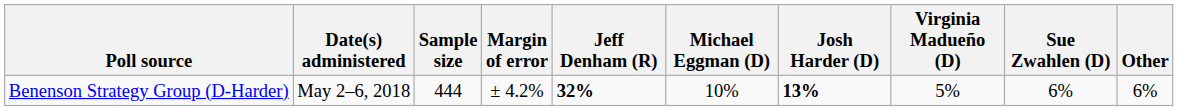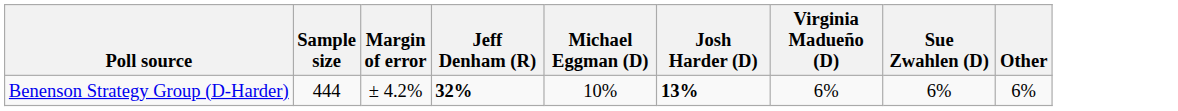- column: (354, 50)
(948, 90) 5% -> (826, 90) 6%
